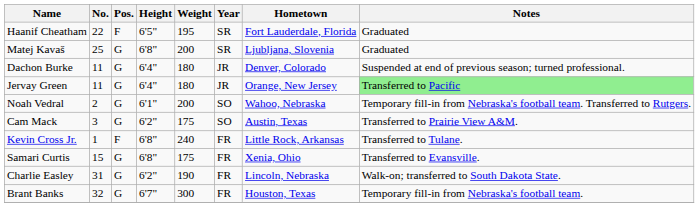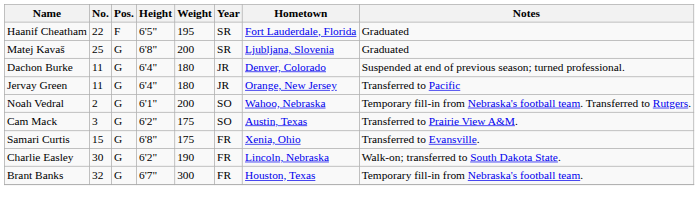(411, 85) lightgreen background -> (411, 85) no background
- row: (42, 139)
(98, 175) 31 -> (98, 157) 30
